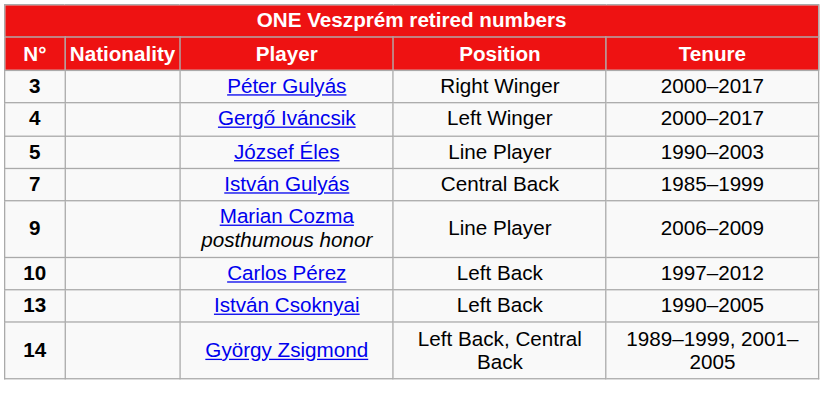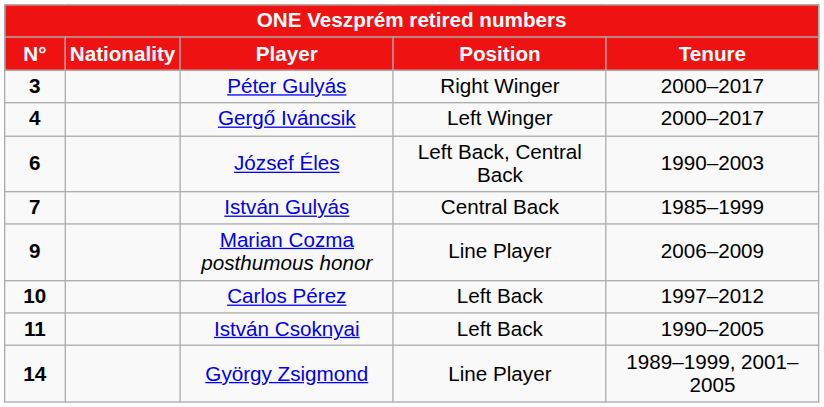(35, 151) 5 -> (35, 163) 6
(500, 151) Line Player -> (500, 163) Left Back, Central Back
(35, 305) 13 -> (35, 329) 11
(500, 350) Left Back, Central Back -> (500, 373) Line Player
